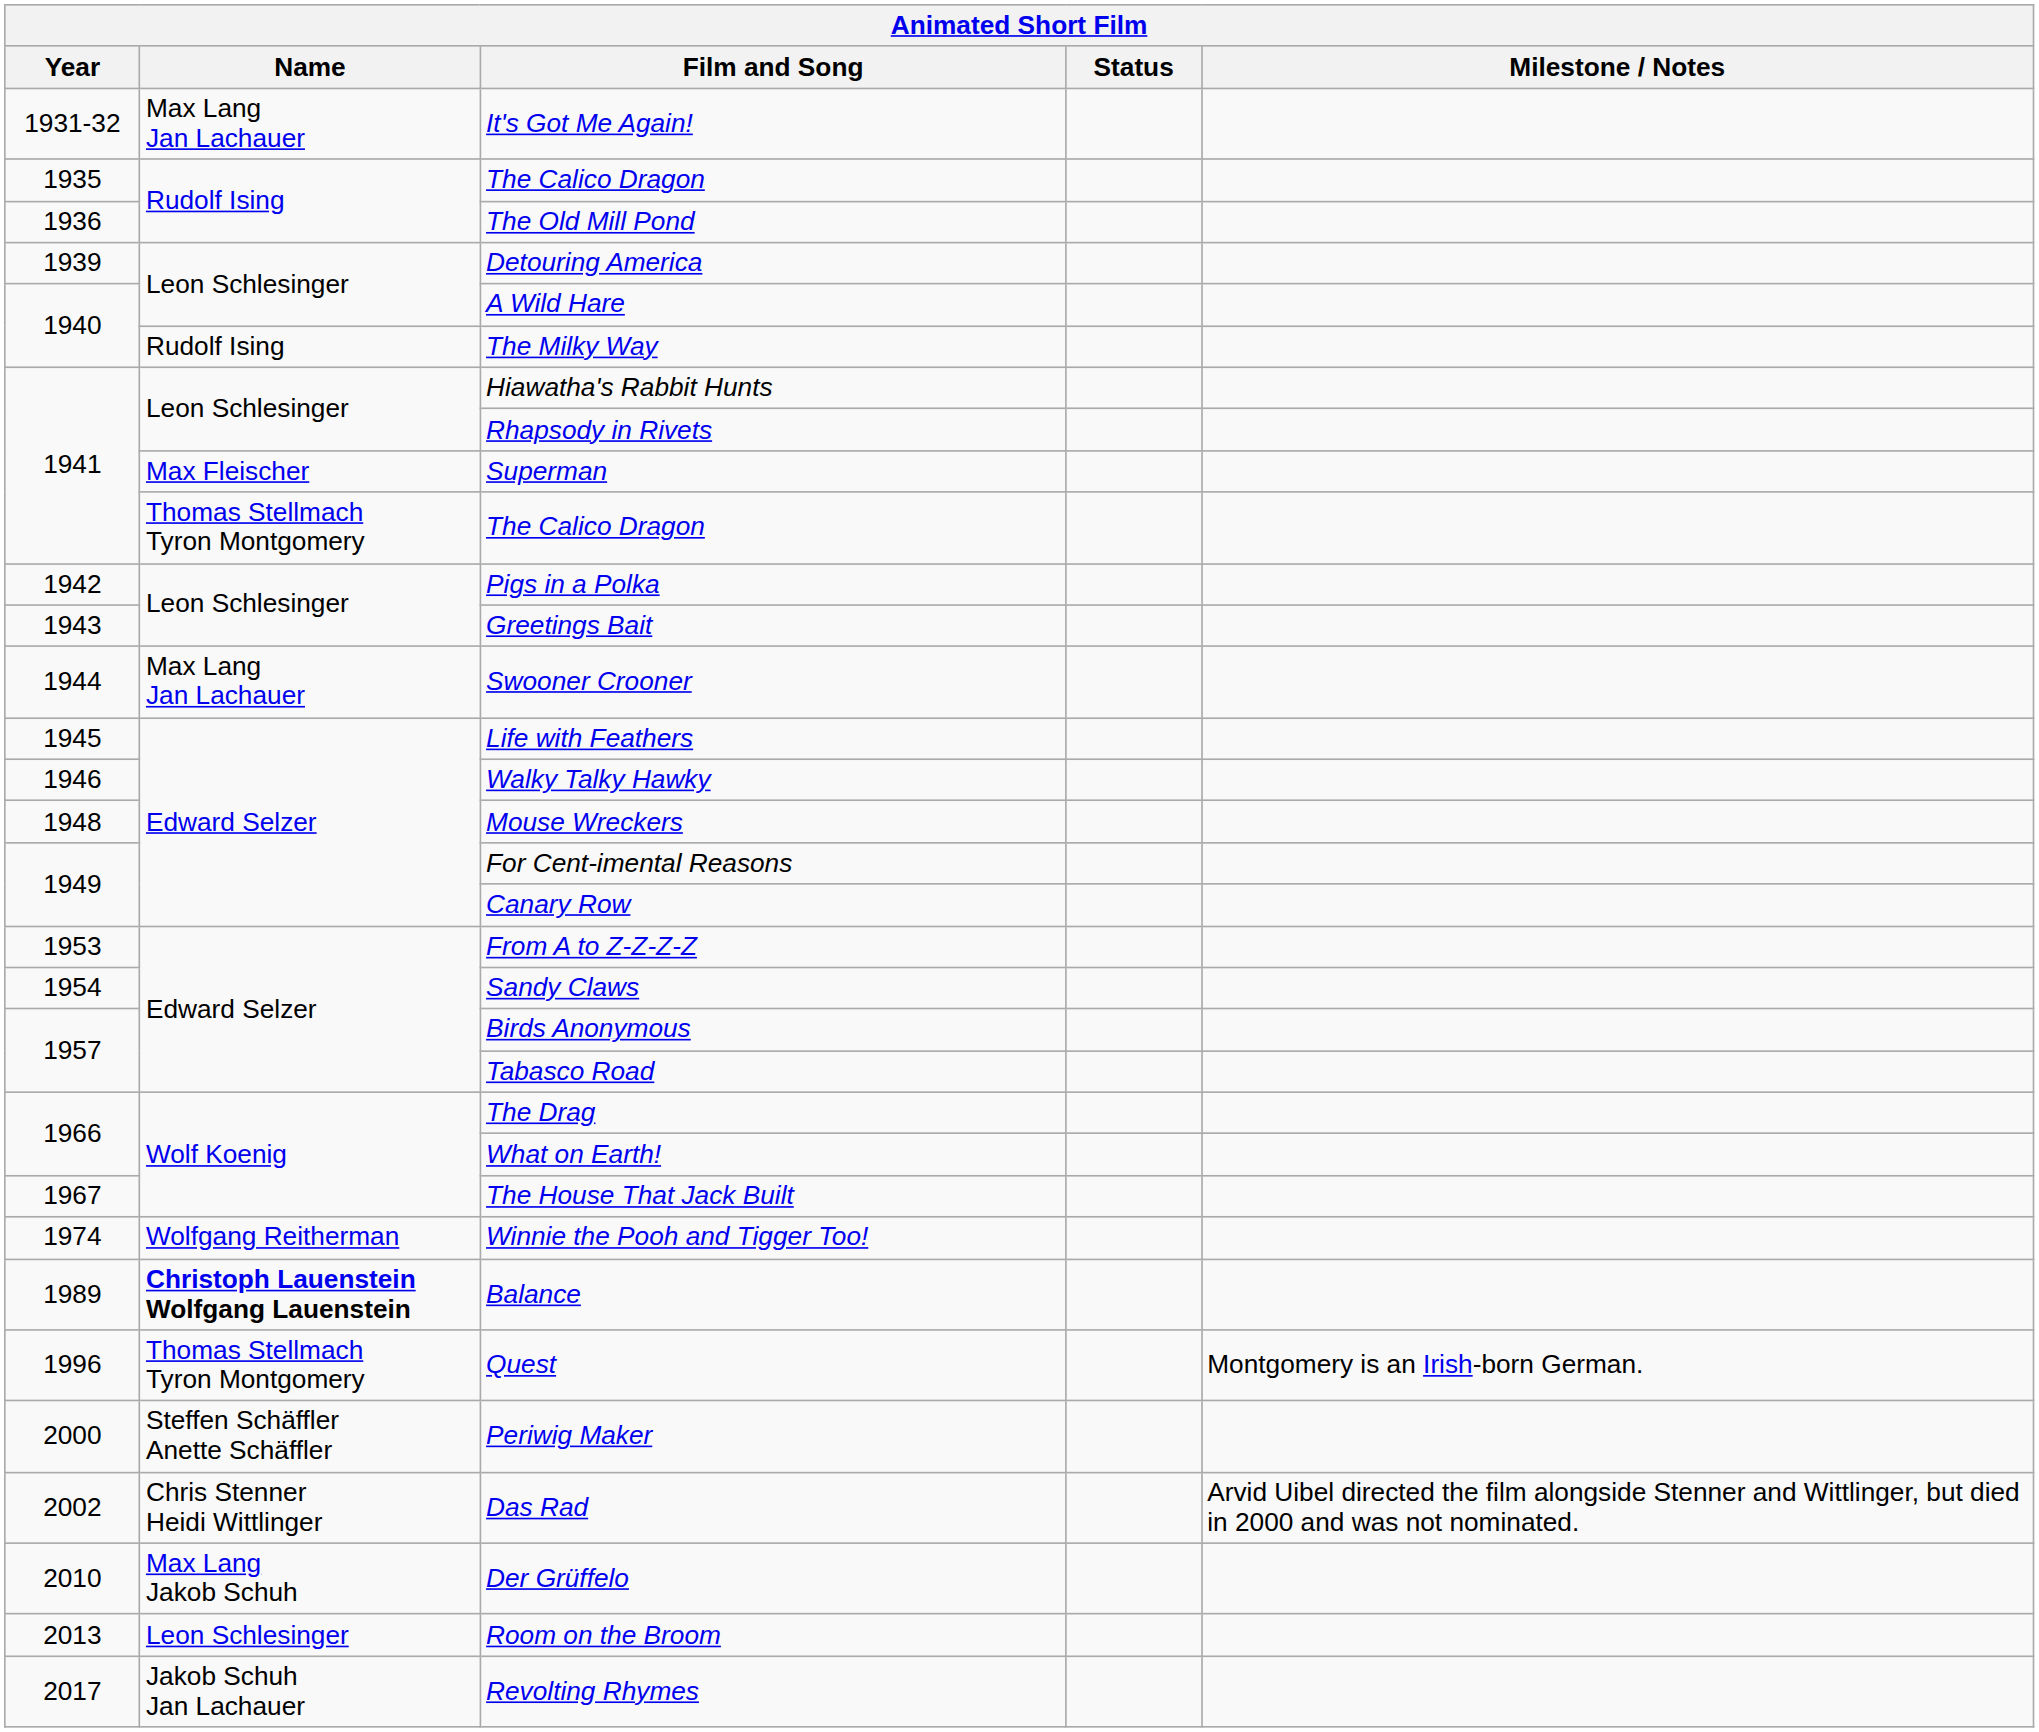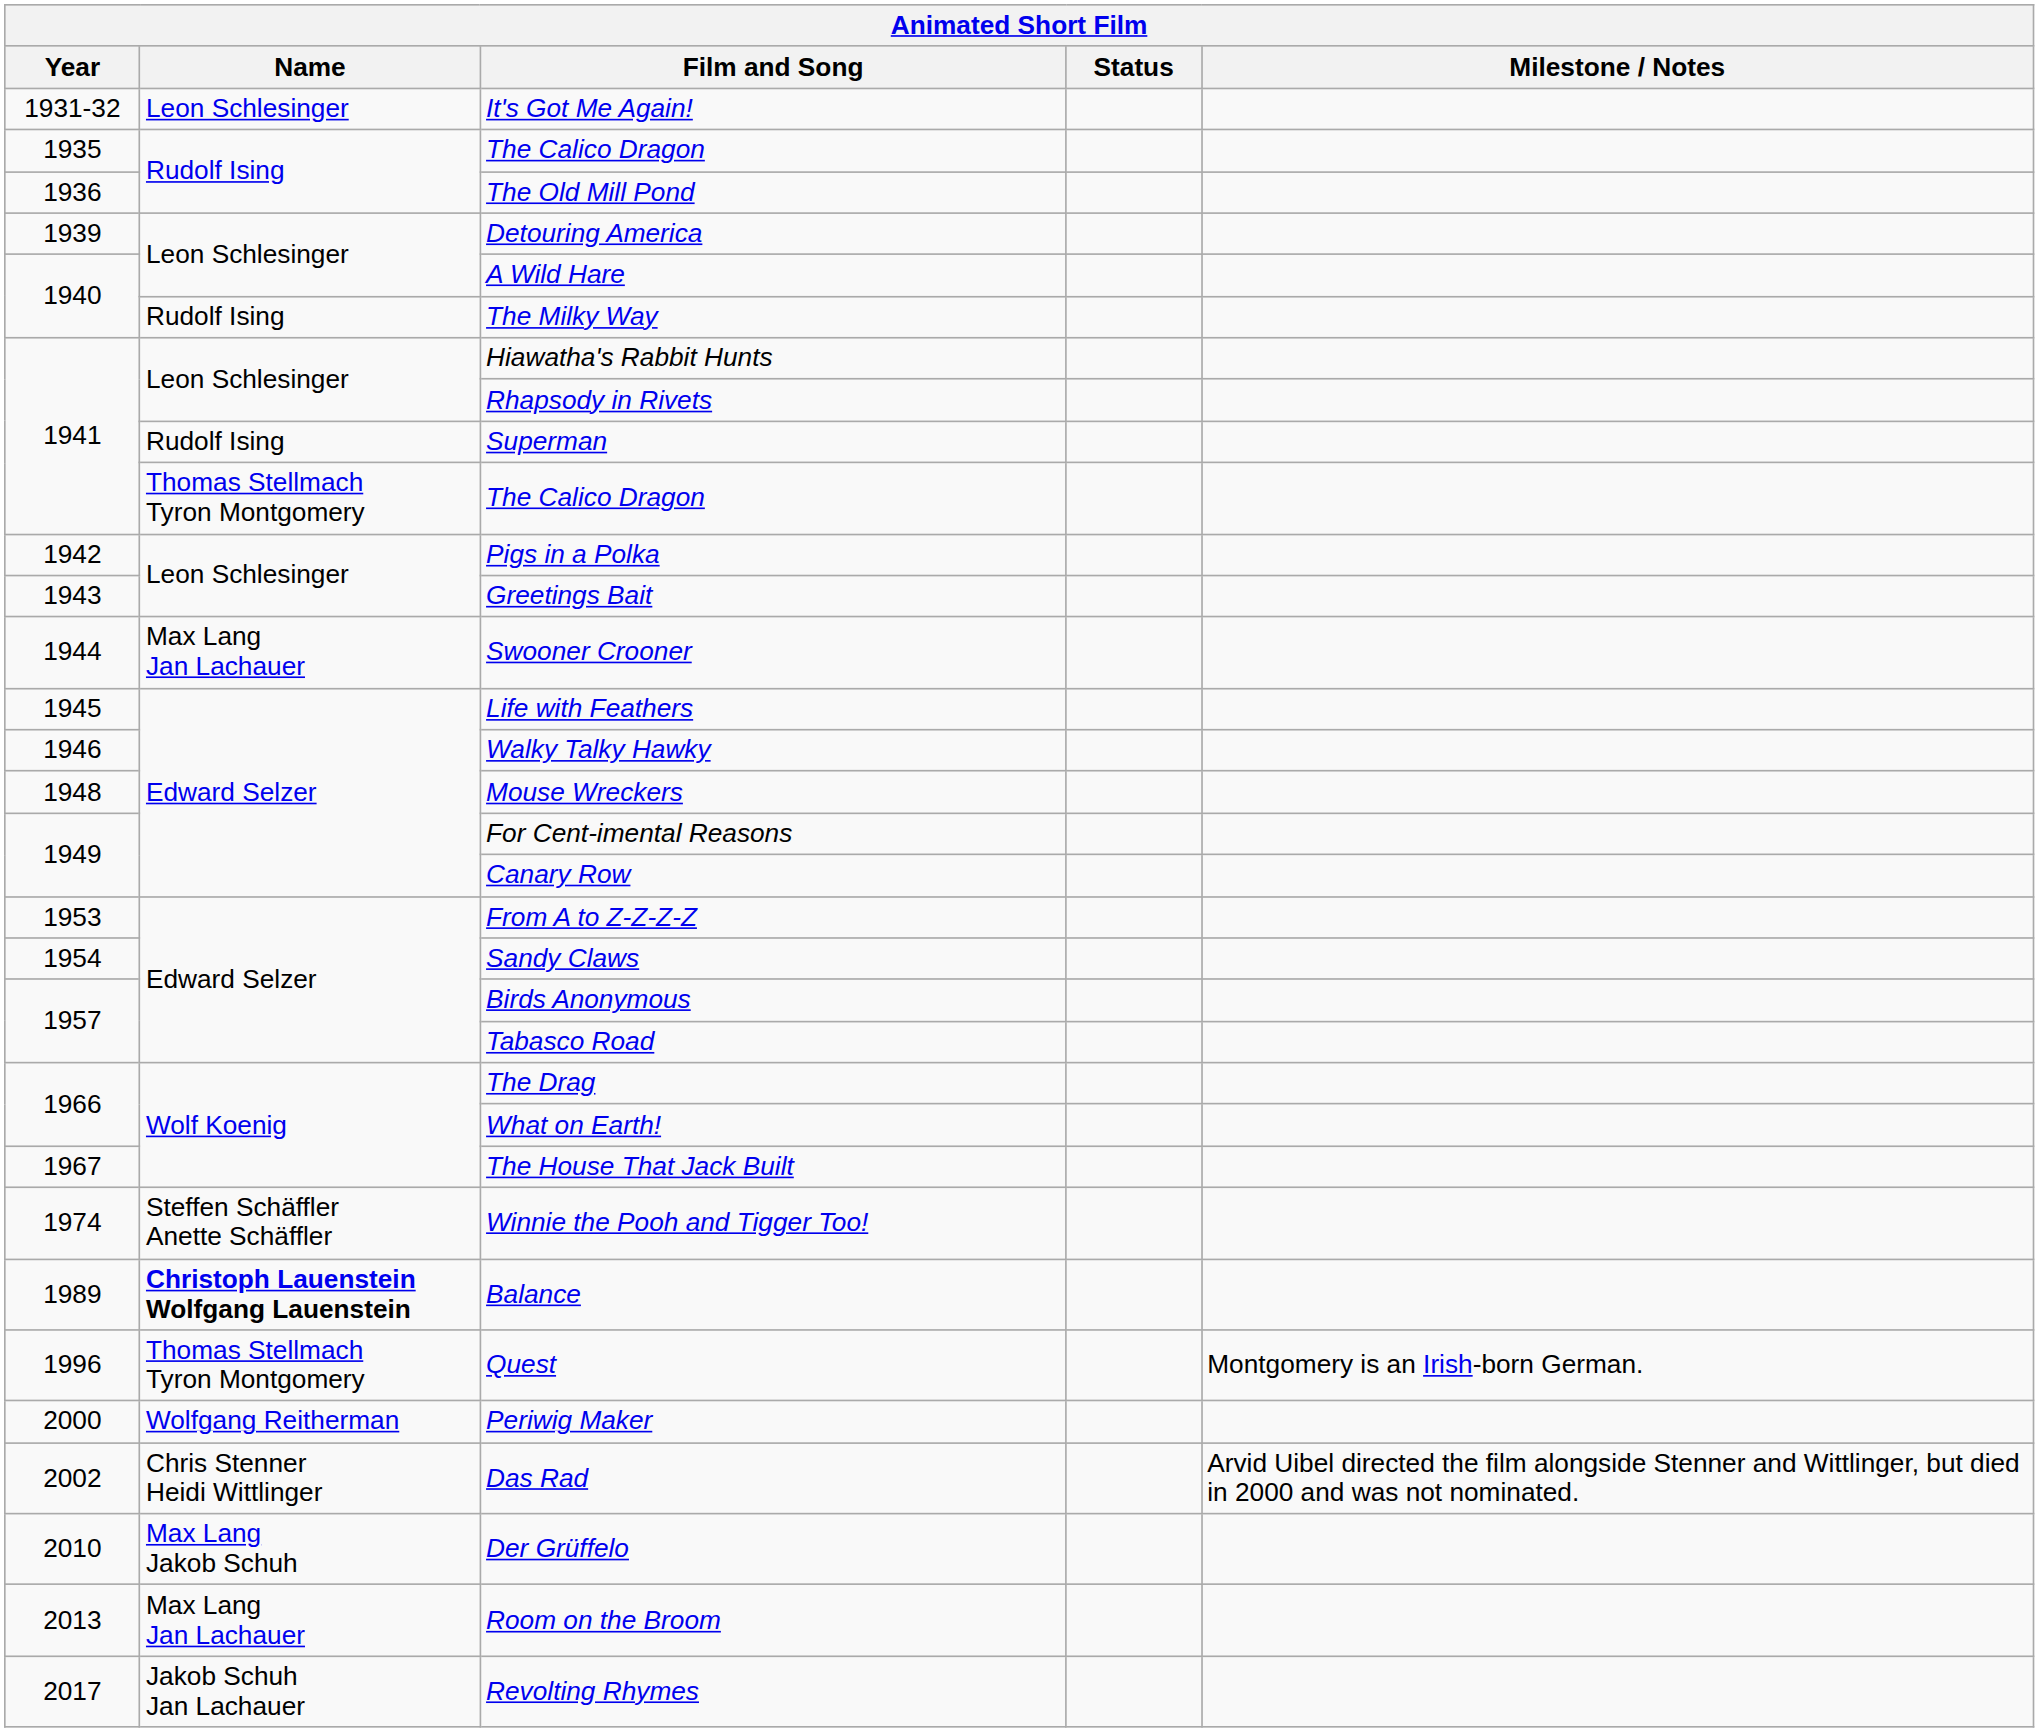(225, 123) Max Lang Jan Lachauer -> (247, 108) Leon Schlesinger
(228, 470) Max Fleischer -> (215, 441) Rudolf Ising
(273, 1237) Wolfgang Reitherman -> (242, 1222) Steffen Schäffler Anette Schäffler
(242, 1436) Steffen Schäffler Anette Schäffler -> (273, 1421) Wolfgang Reitherman
(247, 1634) Leon Schlesinger -> (225, 1620) Max Lang Jan Lachauer
